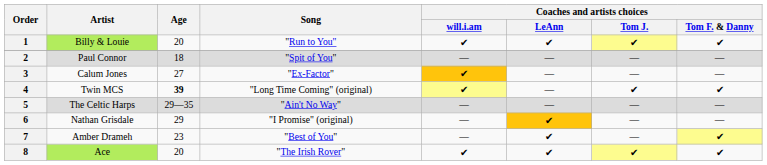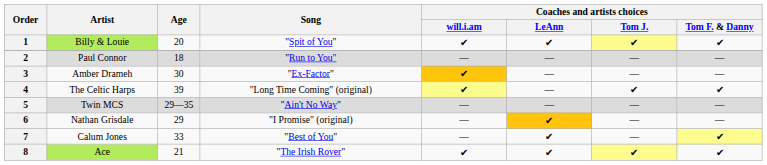(311, 42) "Run to You" -> (311, 42) "Spit of You"
(311, 58) "Spit of You" -> (311, 58) "Run to You"
(102, 73) Calum Jones -> (102, 73) Amber Drameh
(179, 73) 27 -> (179, 73) 30
(102, 89) Twin MCS -> (102, 89) The Celtic Harps
(179, 89) bold -> (179, 89) normal
(102, 105) The Celtic Harps -> (102, 105) Twin MCS
(102, 136) Amber Drameh -> (102, 136) Calum Jones
(179, 136) 23 -> (179, 136) 33
(179, 152) 20 -> (179, 152) 21
